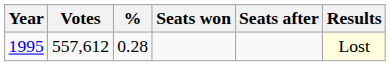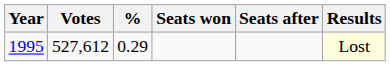(81, 46) 557,612 -> (81, 46) 527,612
(133, 46) 0.28 -> (133, 46) 0.29
